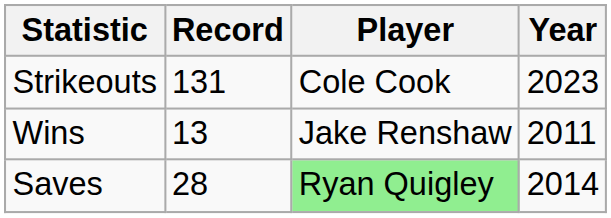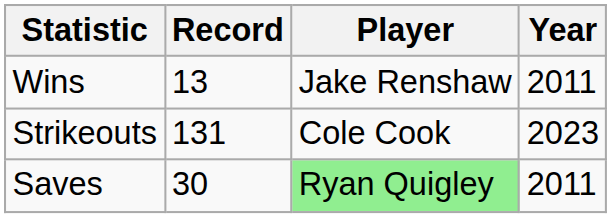rows swapped: (49, 133) <-> (85, 81)
(190, 184) 28 -> (190, 184) 30
(563, 184) 2014 -> (562, 184) 2011
